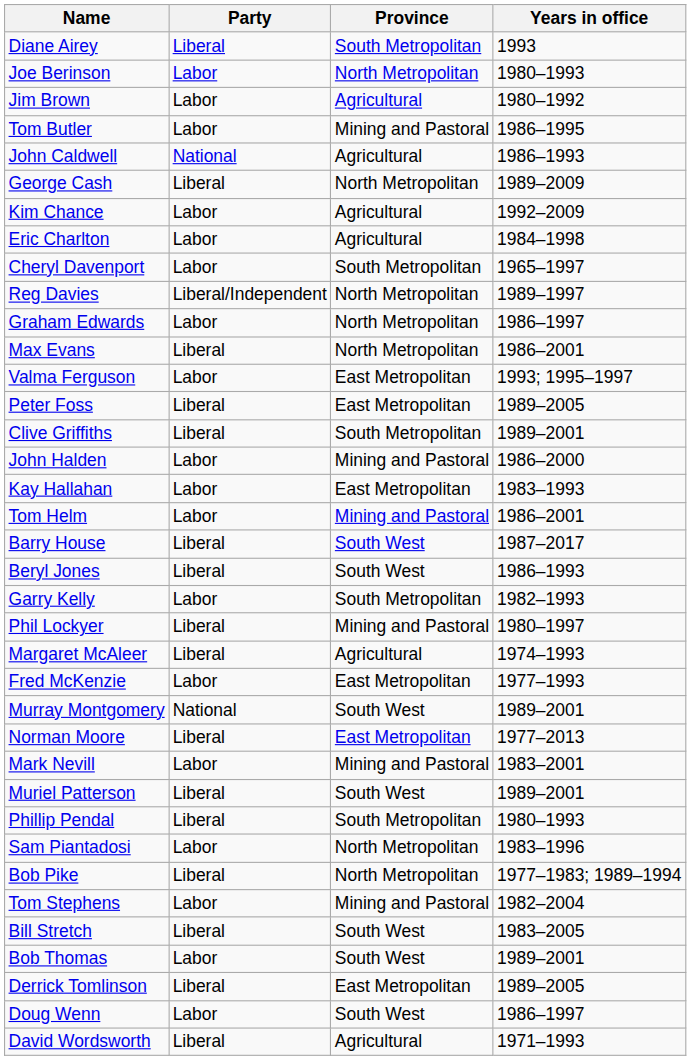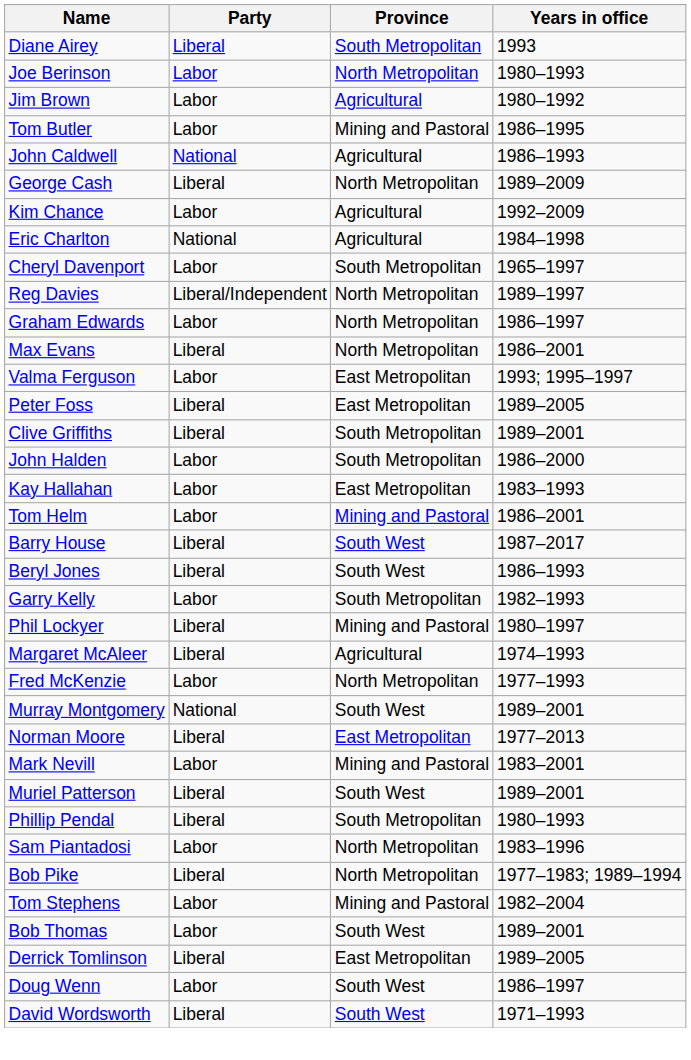(195, 239) Labor -> (205, 239) National
(412, 460) Mining and Pastoral -> (408, 460) South Metropolitan
(403, 682) East Metropolitan -> (407, 682) North Metropolitan
- row: (50, 931)
(378, 1041) Agricultural -> (380, 1014) South West
